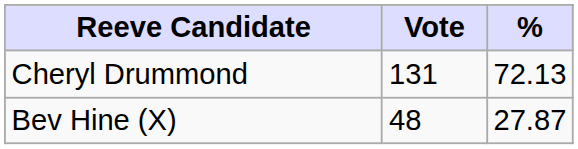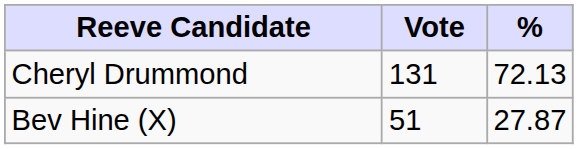(405, 119) 48 -> (405, 119) 51
